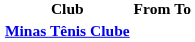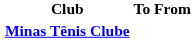columns swapped: (152, 9) <-> (183, 9)
